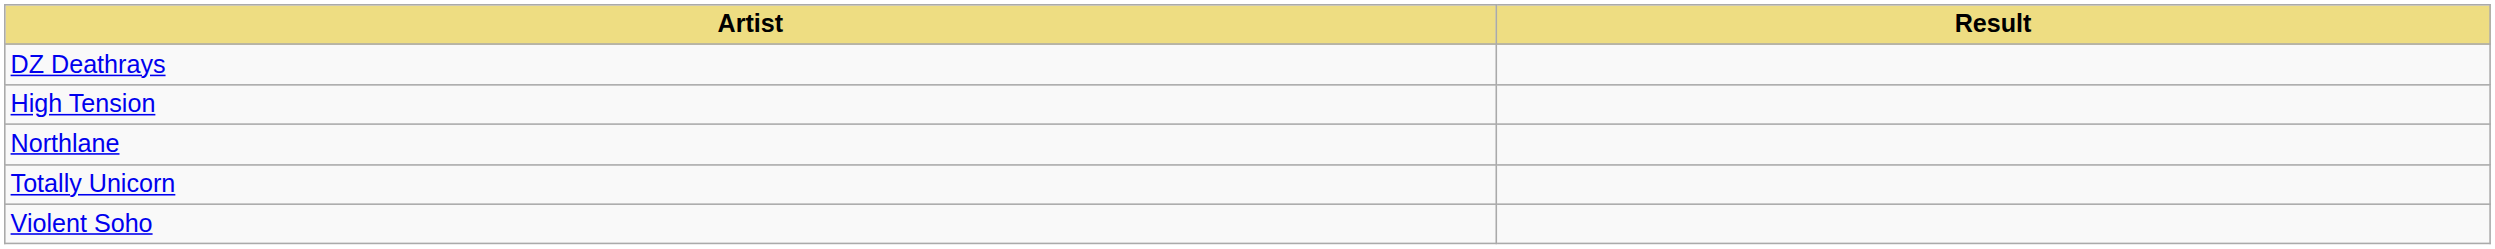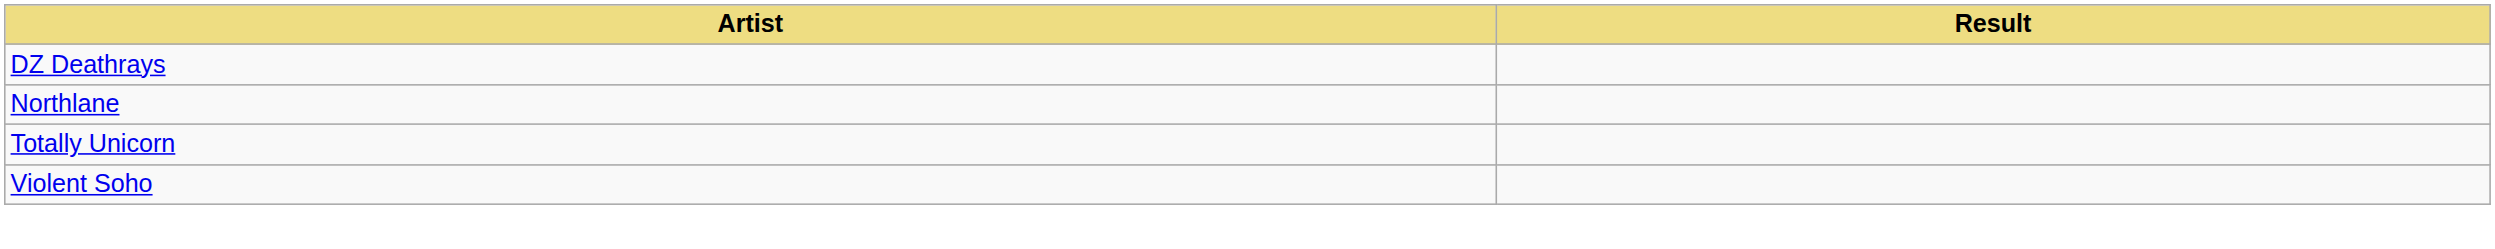- row: (83, 104)
